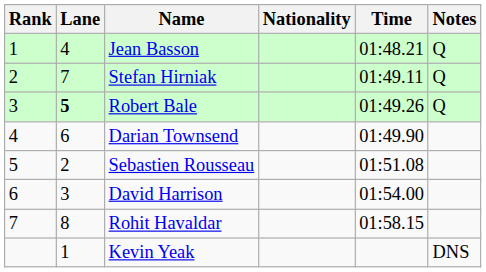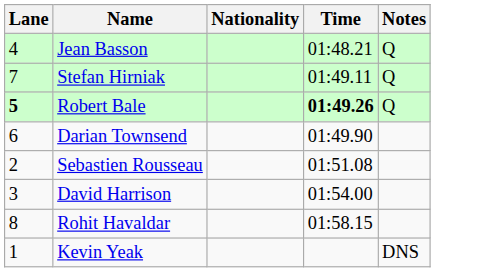- column: (30, 19)
(392, 106) normal -> (341, 106) bold
